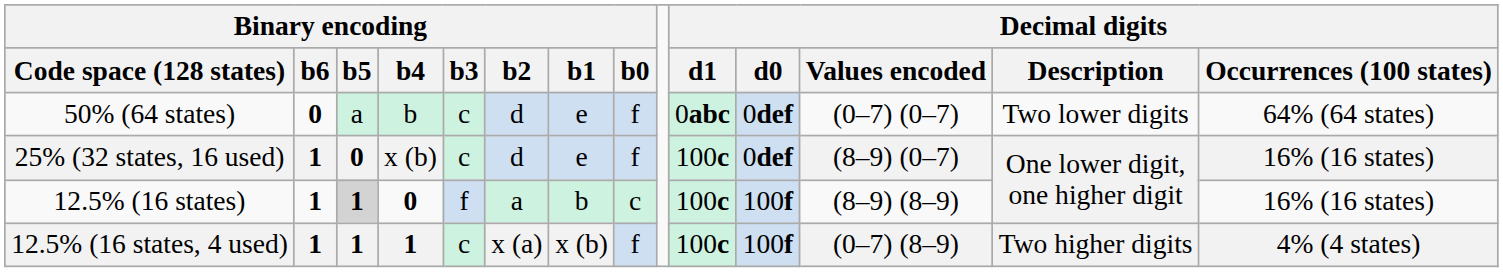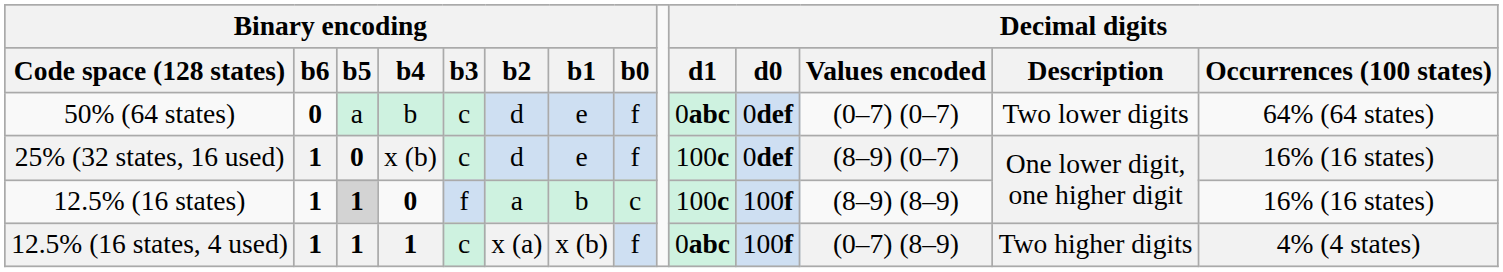(703, 244) 100c -> (703, 244) 0abc
